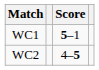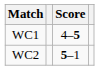(70, 34) 5–1 -> (70, 34) 4–5
(70, 55) 4–5 -> (70, 55) 5–1
